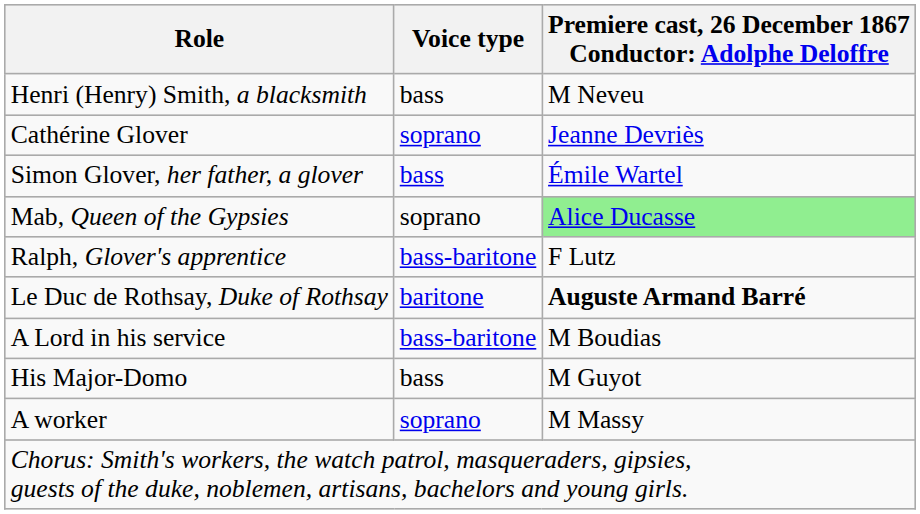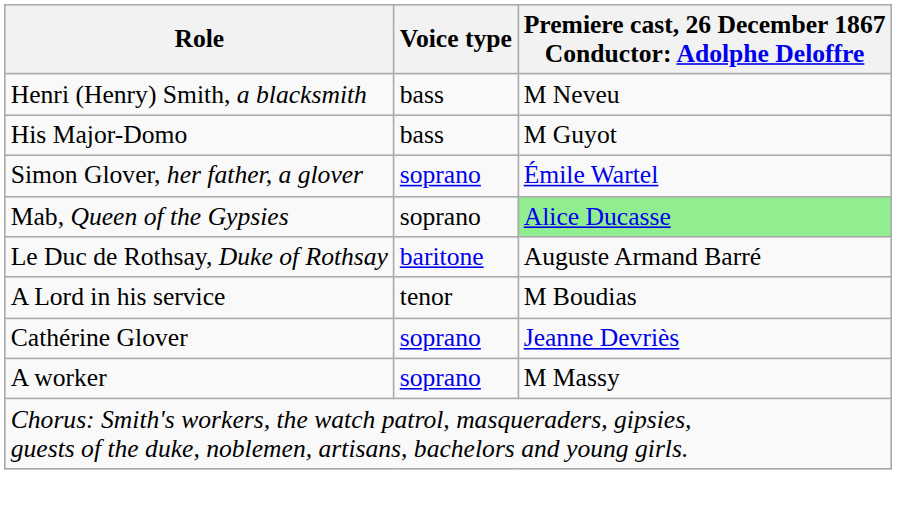rows swapped: (99, 134) <-> (99, 378)
(422, 175) bass -> (440, 175) soprano
- row: (148, 256)
(677, 297) bold -> (642, 256) normal
(468, 337) bass-baritone -> (426, 297) tenor
